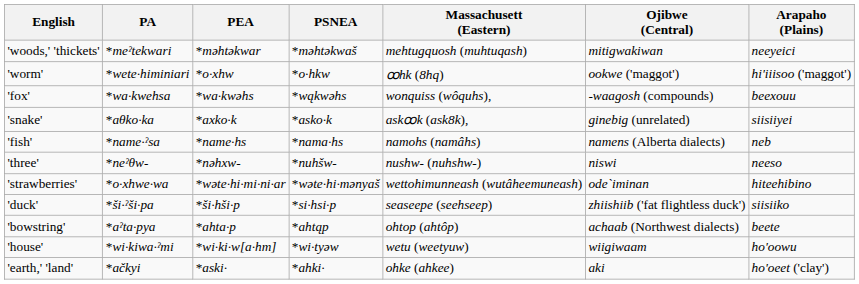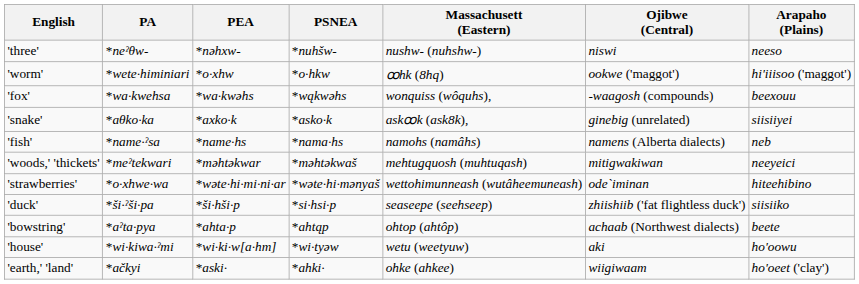rows swapped: (54, 51) <-> (23, 162)
(618, 247) wiigiwaam -> (596, 247) aki
(596, 268) aki -> (618, 268) wiigiwaam
